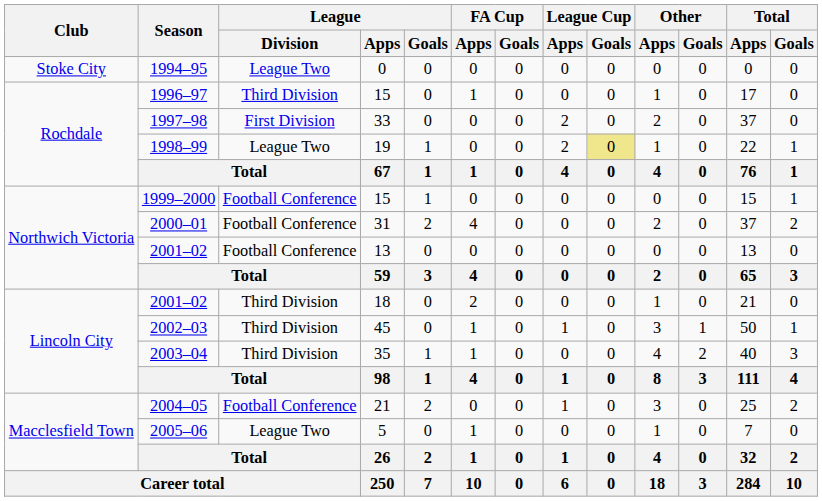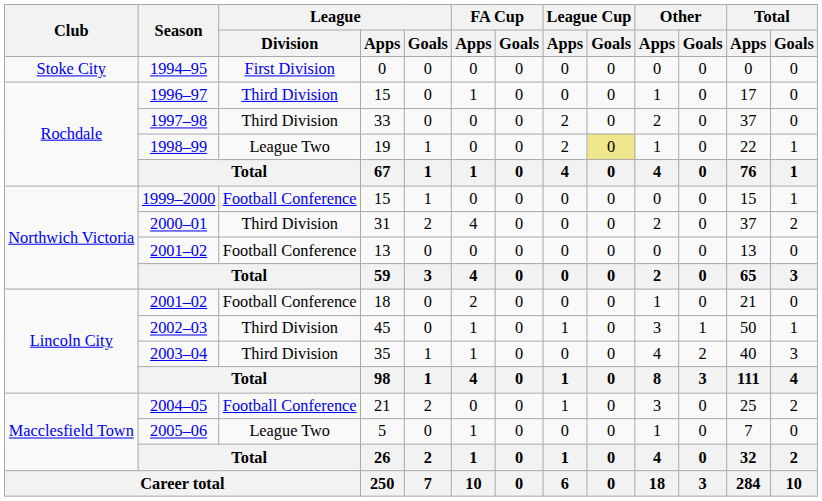(290, 69) League Two -> (290, 69) First Division
(290, 120) First Division -> (290, 120) Third Division
(290, 224) Football Conference -> (290, 224) Third Division
(290, 302) Third Division -> (290, 302) Football Conference
